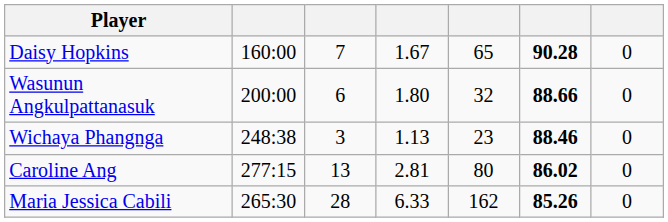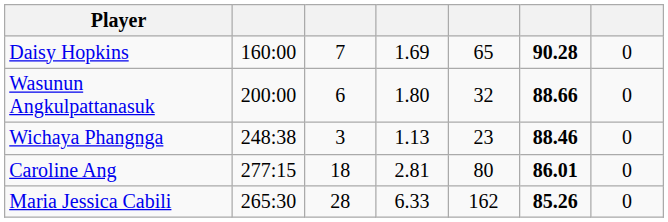(412, 52) 1.67 -> (412, 52) 1.69
(340, 169) 13 -> (340, 169) 18
(555, 169) 86.02 -> (555, 169) 86.01
